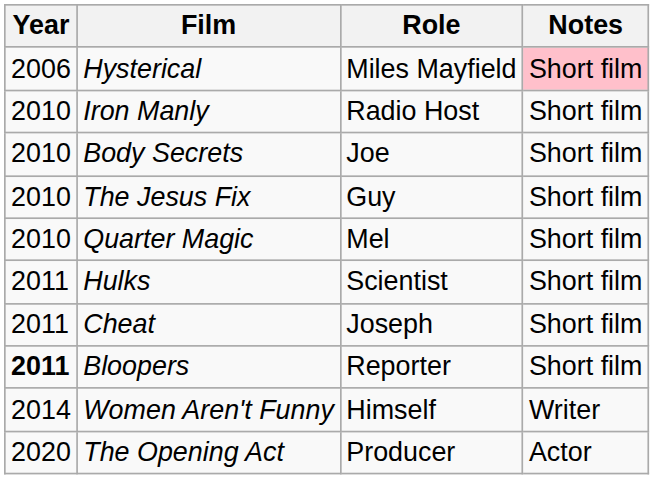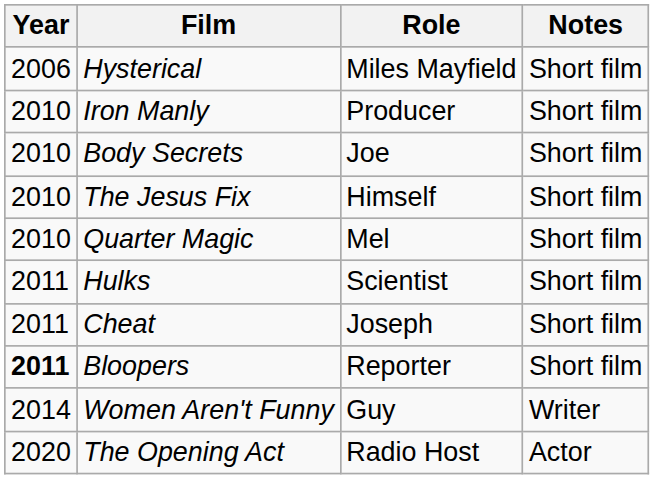(586, 68) pink background -> (586, 68) no background
(413, 111) Radio Host -> (401, 111) Producer
(371, 196) Guy -> (391, 196) Himself
(391, 409) Himself -> (371, 409) Guy
(401, 452) Producer -> (413, 452) Radio Host
